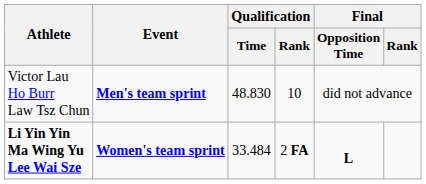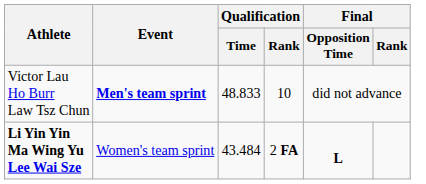(251, 94) 48.830 -> (241, 94) 48.833
(160, 150) bold -> (155, 150) normal
(251, 150) 33.484 -> (241, 150) 43.484
